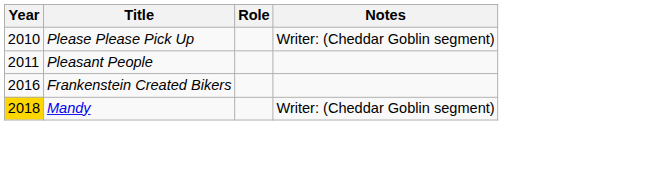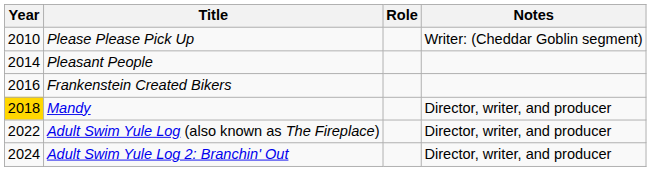(23, 62) 2011 -> (24, 62) 2014
(386, 108) Writer: (Cheddar Goblin segment) -> (518, 108) Director, writer, and producer
+ row: (213, 131)
+ row: (168, 154)
